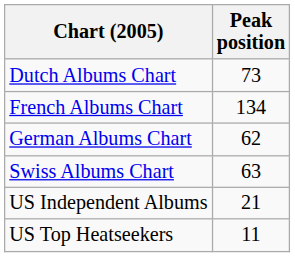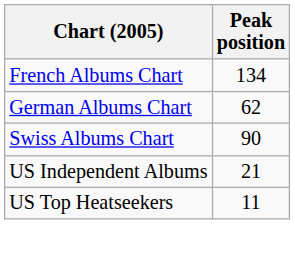- row: (93, 75)
(251, 171) 63 -> (251, 139) 90
